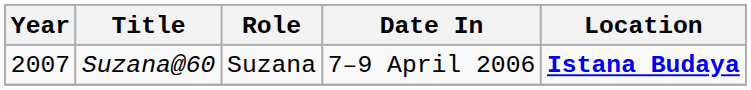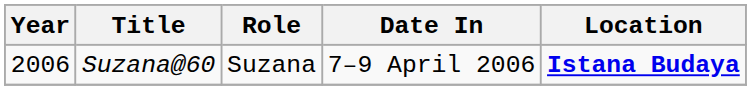(40, 65) 2007 -> (40, 65) 2006
